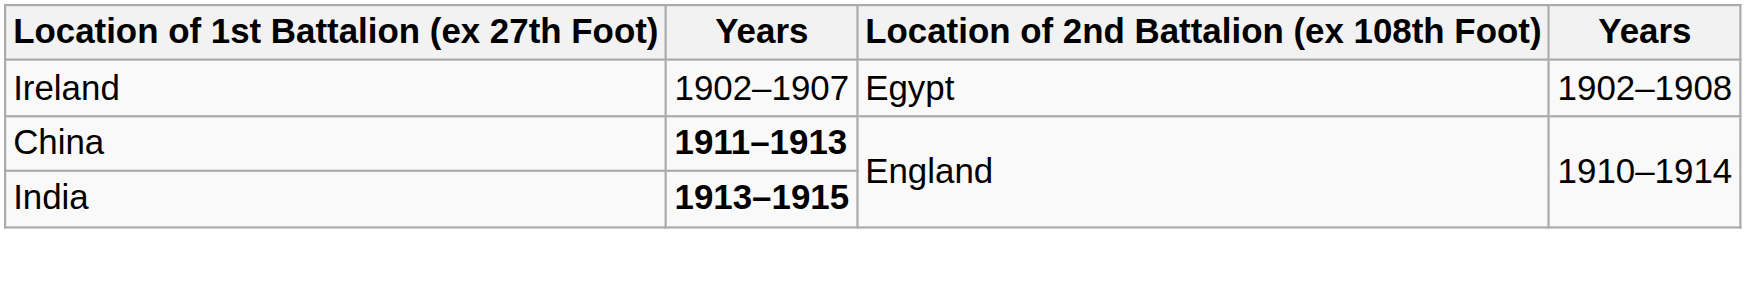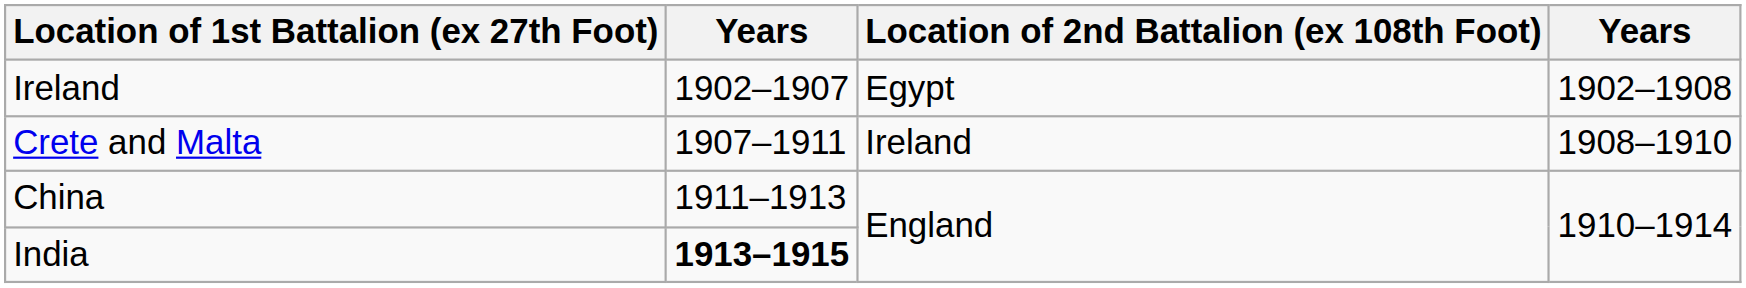+ row: (137, 142)
(761, 142) bold -> (761, 198) normal
